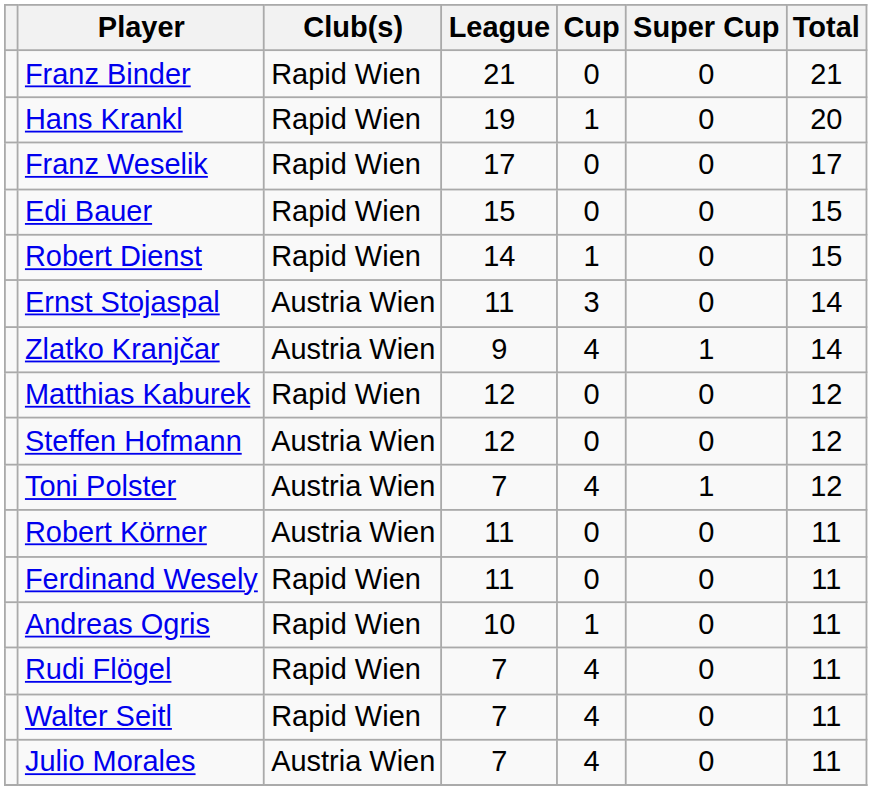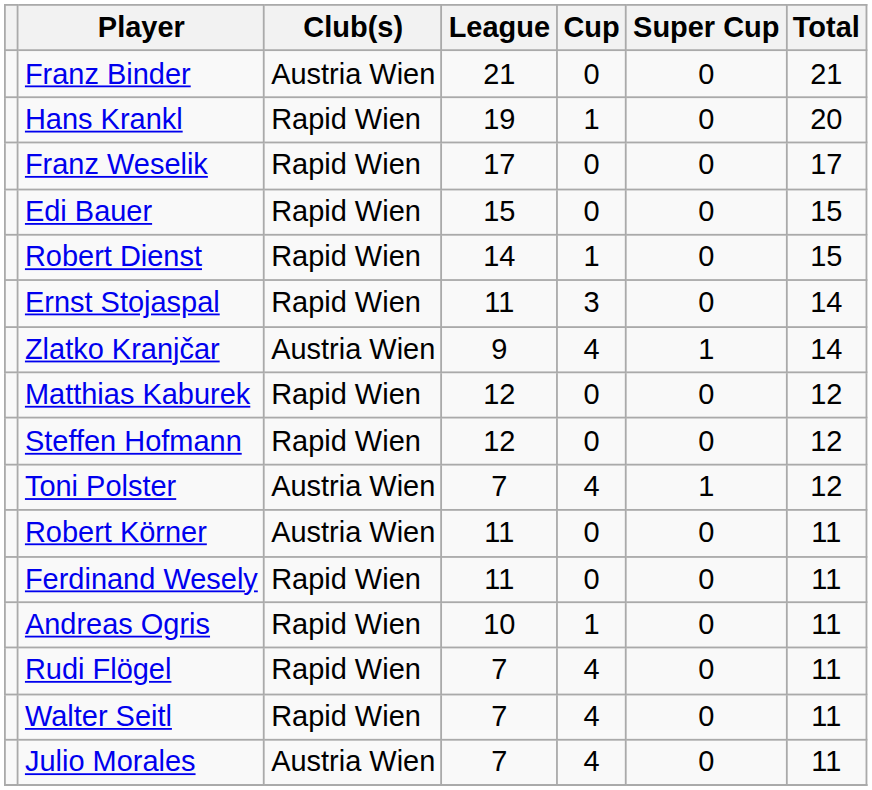(346, 73) Rapid Wien -> (353, 73) Austria Wien
(353, 303) Austria Wien -> (346, 303) Rapid Wien
(353, 440) Austria Wien -> (346, 440) Rapid Wien
